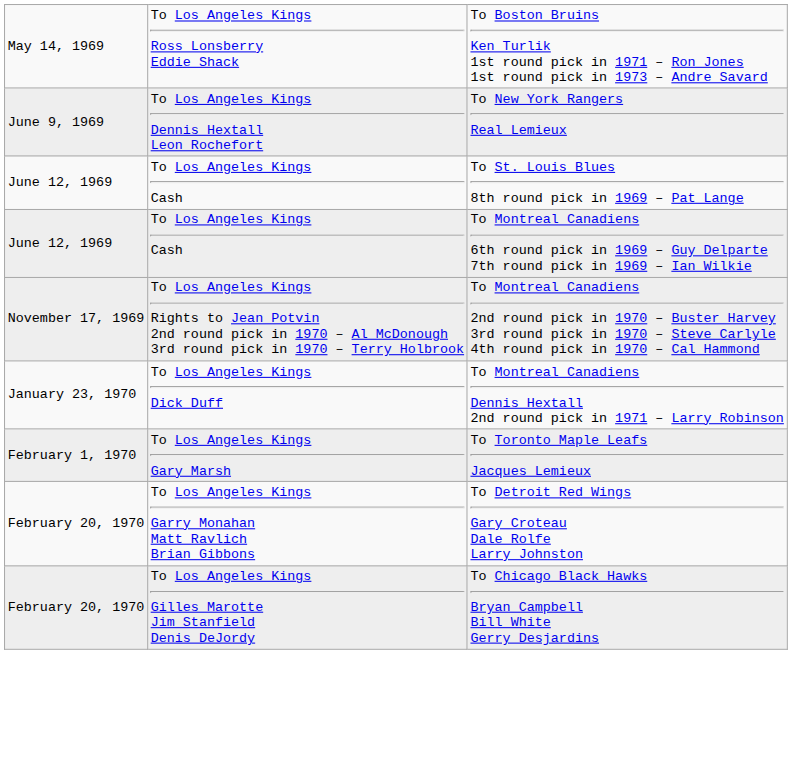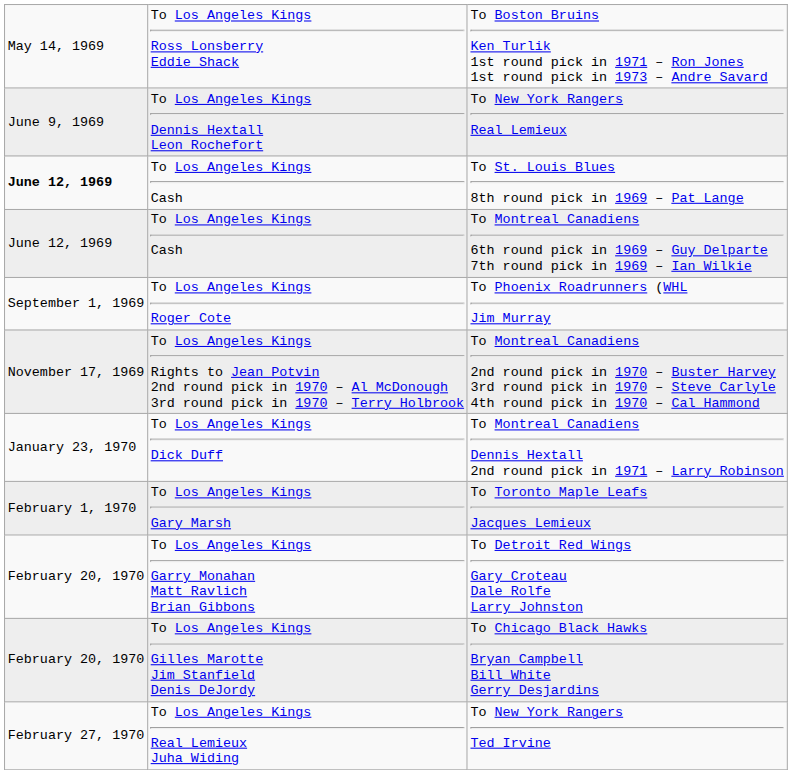(60, 183) normal -> (60, 183) bold
+ row: (627, 304)
+ row: (627, 728)
